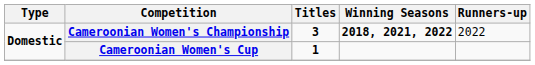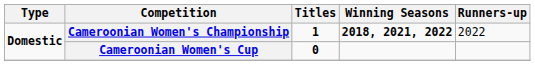(315, 33) 3 -> (315, 33) 1
(315, 51) 1 -> (315, 51) 0
